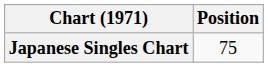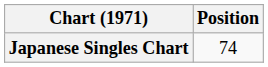(228, 47) 75 -> (228, 47) 74
